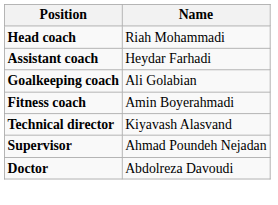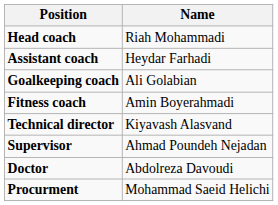+ row: (43, 189)
